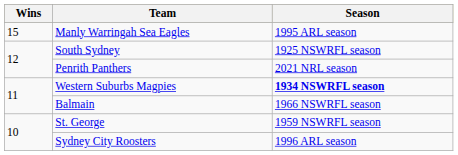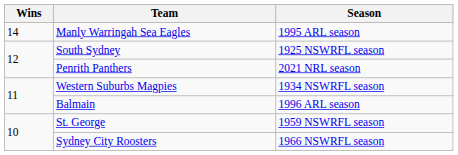(13, 31) 15 -> (13, 31) 14
(330, 86) bold -> (331, 86) normal
(328, 104) 1966 NSWRFL season -> (319, 104) 1996 ARL season
(316, 141) 1996 ARL season -> (331, 141) 1966 NSWRFL season
